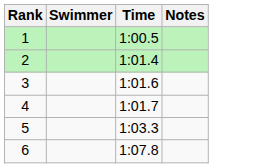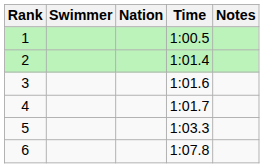+ column: (141, 15)
